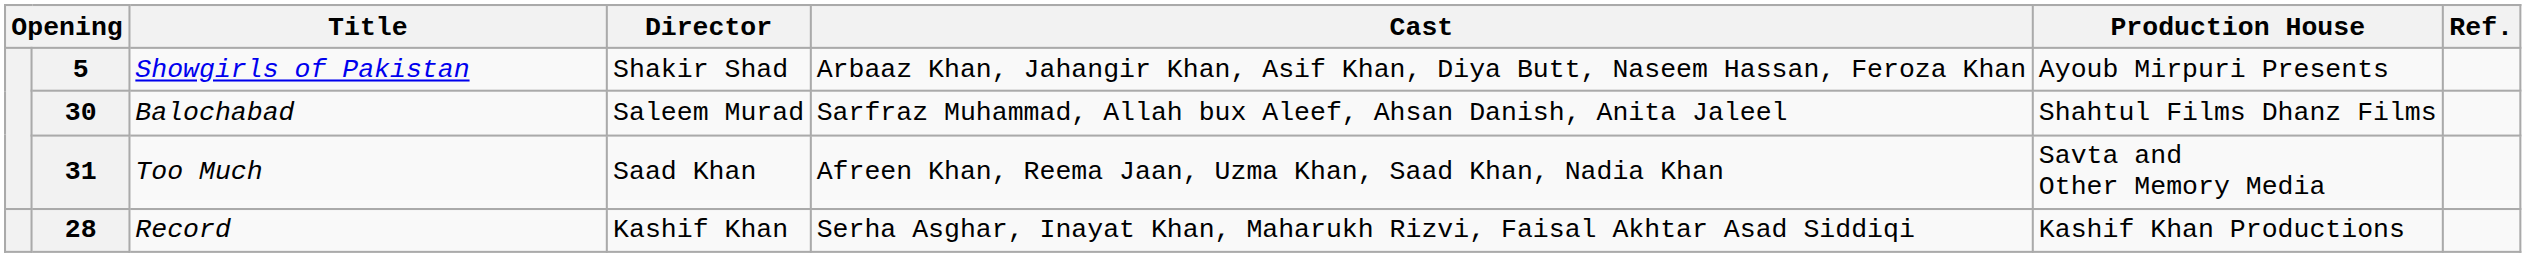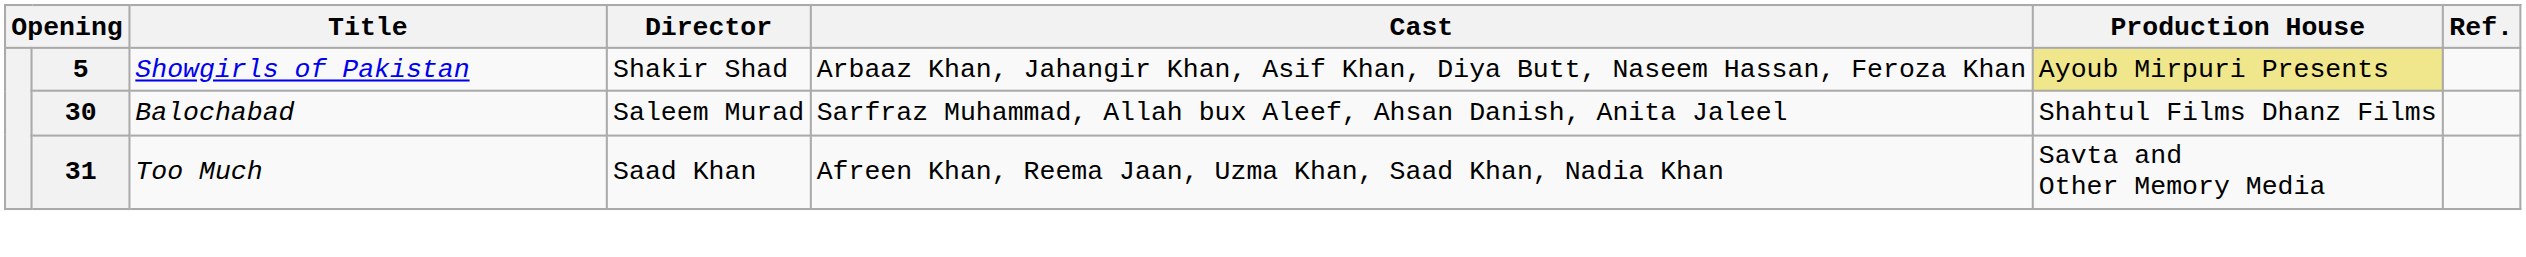(2214, 70) no background -> (2214, 70) khaki background
- row: (81, 230)
